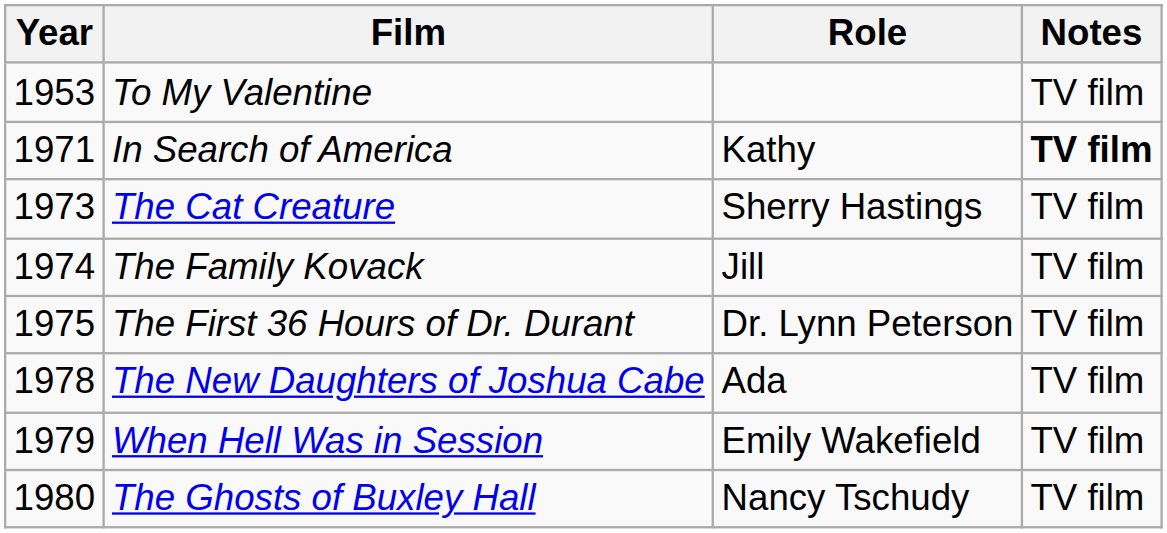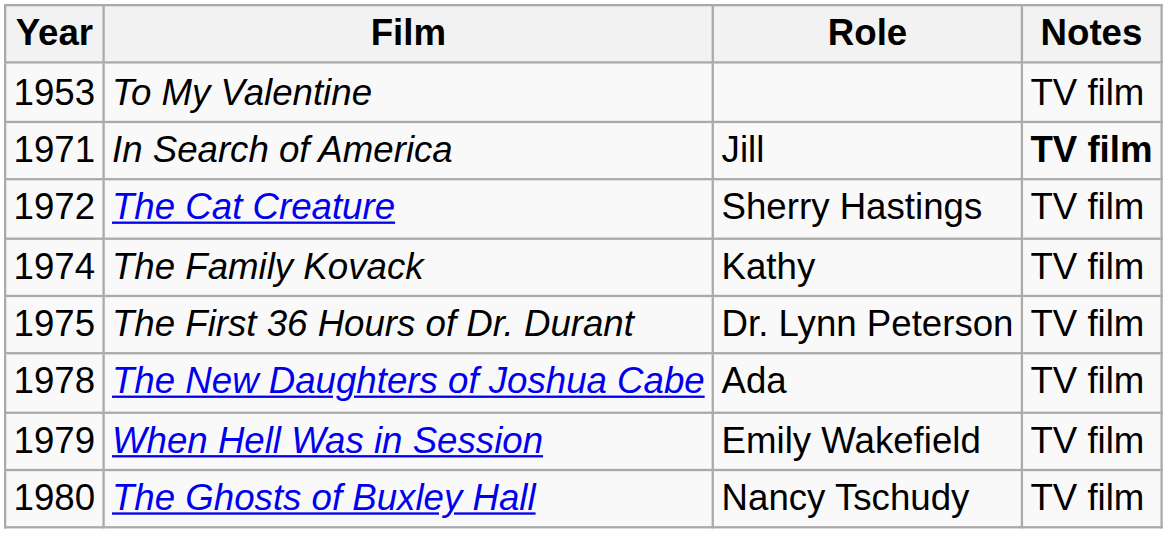(768, 149) Kathy -> (743, 149) Jill
(54, 207) 1973 -> (54, 207) 1972
(743, 265) Jill -> (768, 265) Kathy
